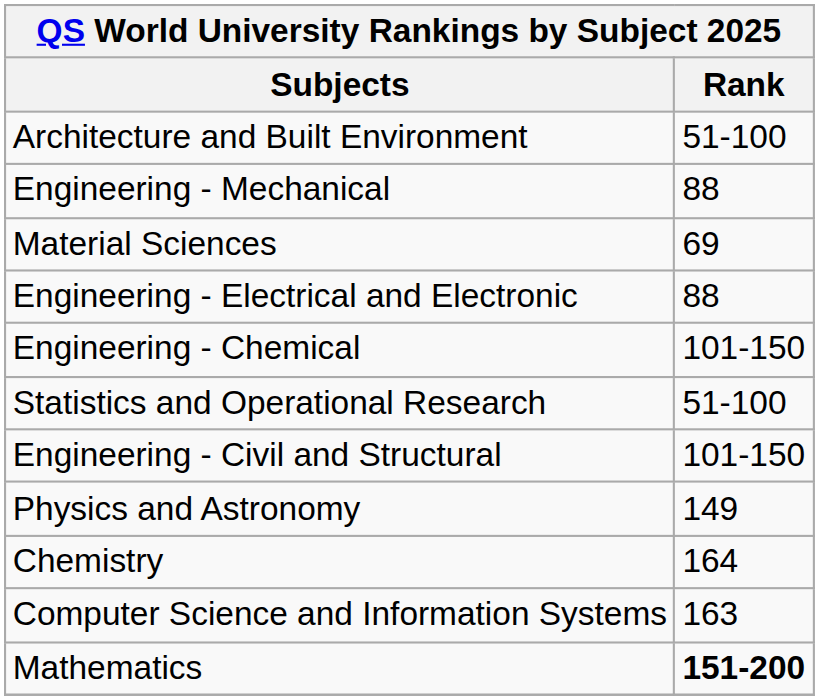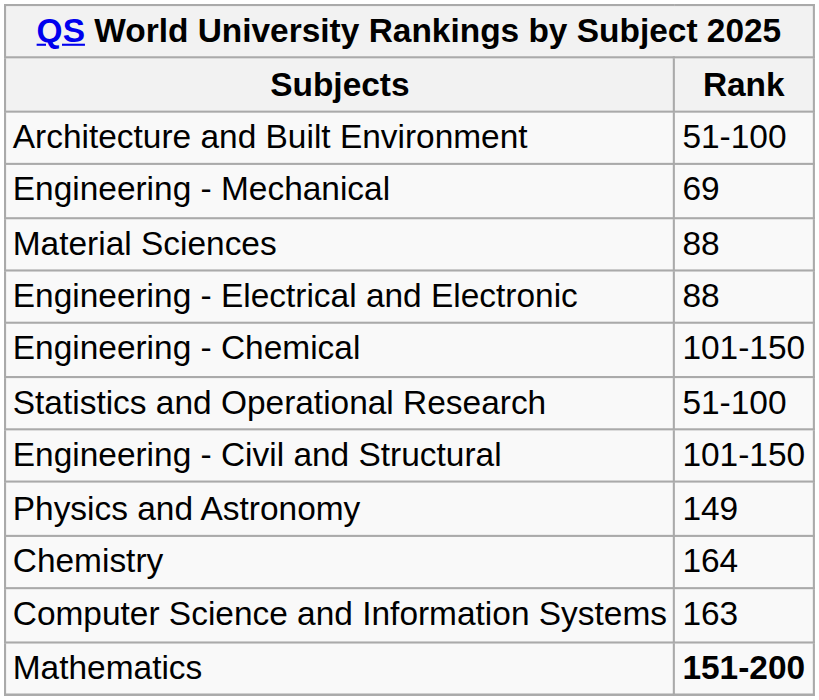(701, 190) 88 -> (701, 190) 69
(701, 243) 69 -> (701, 243) 88
